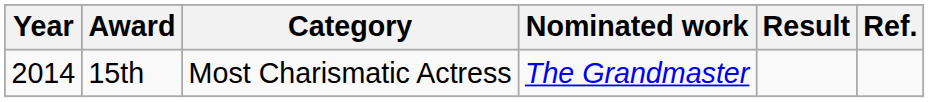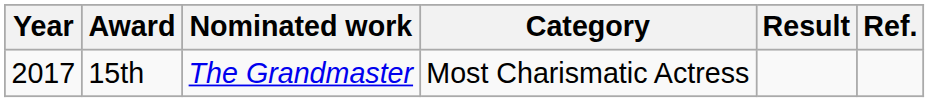columns swapped: (350, 27) <-> (637, 27)
(43, 72) 2014 -> (43, 72) 2017
